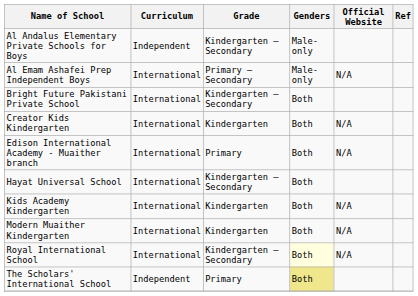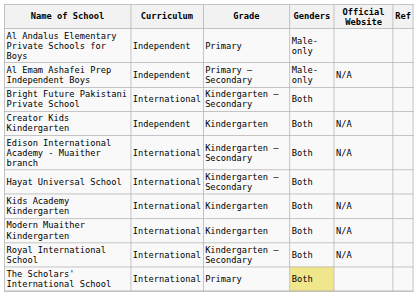(242, 46) Kindergarten – Secondary -> (223, 46) Primary
(167, 75) International -> (162, 75) Independent
(167, 123) International -> (162, 123) Independent
(223, 153) Primary -> (242, 153) Kindergarten – Secondary
(302, 255) lightyellow background -> (302, 255) no background
(162, 279) Independent -> (167, 279) International
